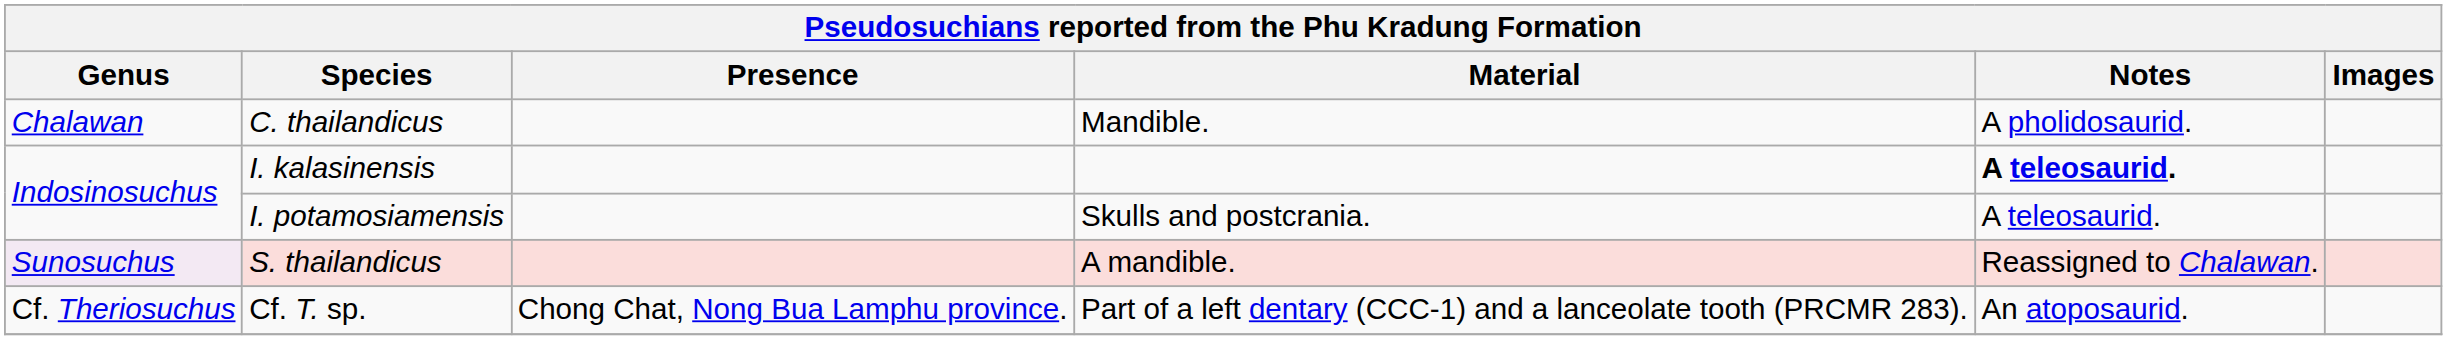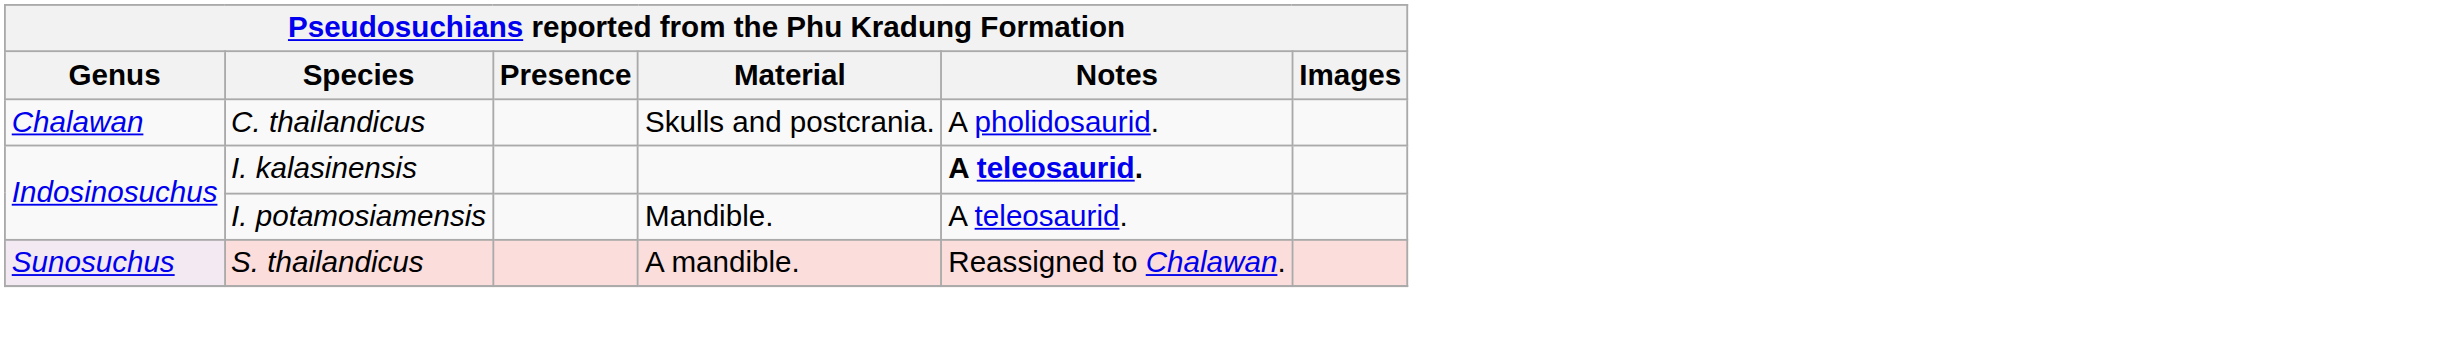(1145, 121) Mandible. -> (790, 121) Skulls and postcrania.
(1226, 215) Skulls and postcrania. -> (709, 215) Mandible.
- row: (308, 309)
